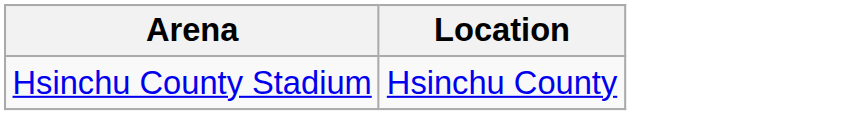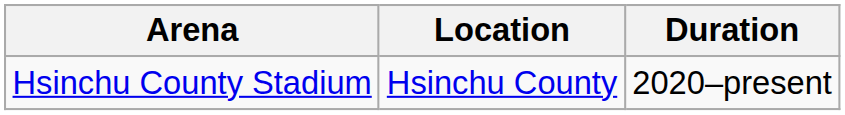+ column: (732, 30)
